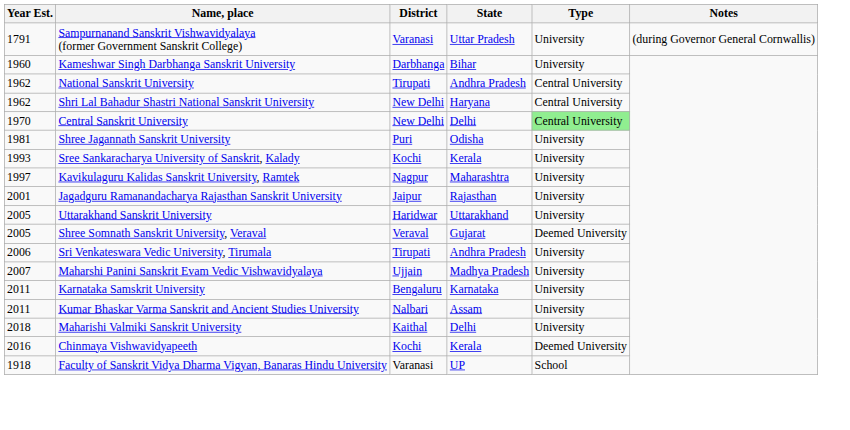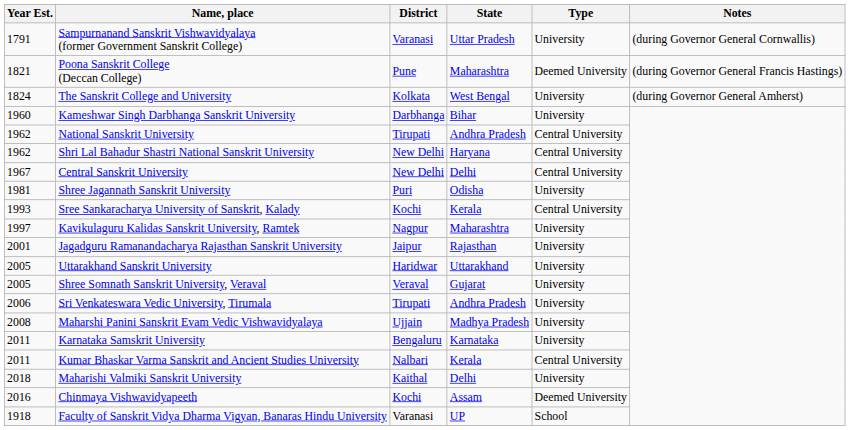+ row: (114, 71)
+ row: (145, 96)
(19, 121) 1970 -> (19, 171) 1967
(578, 121) lightgreen background -> (578, 171) no background
(560, 158) University -> (578, 209) Central University
(581, 233) Deemed University -> (560, 284) University
(19, 271) 2007 -> (19, 322) 2008
(466, 308) Assam -> (466, 359) Kerala
(560, 308) University -> (578, 359) Central University
(466, 346) Kerala -> (466, 397) Assam
